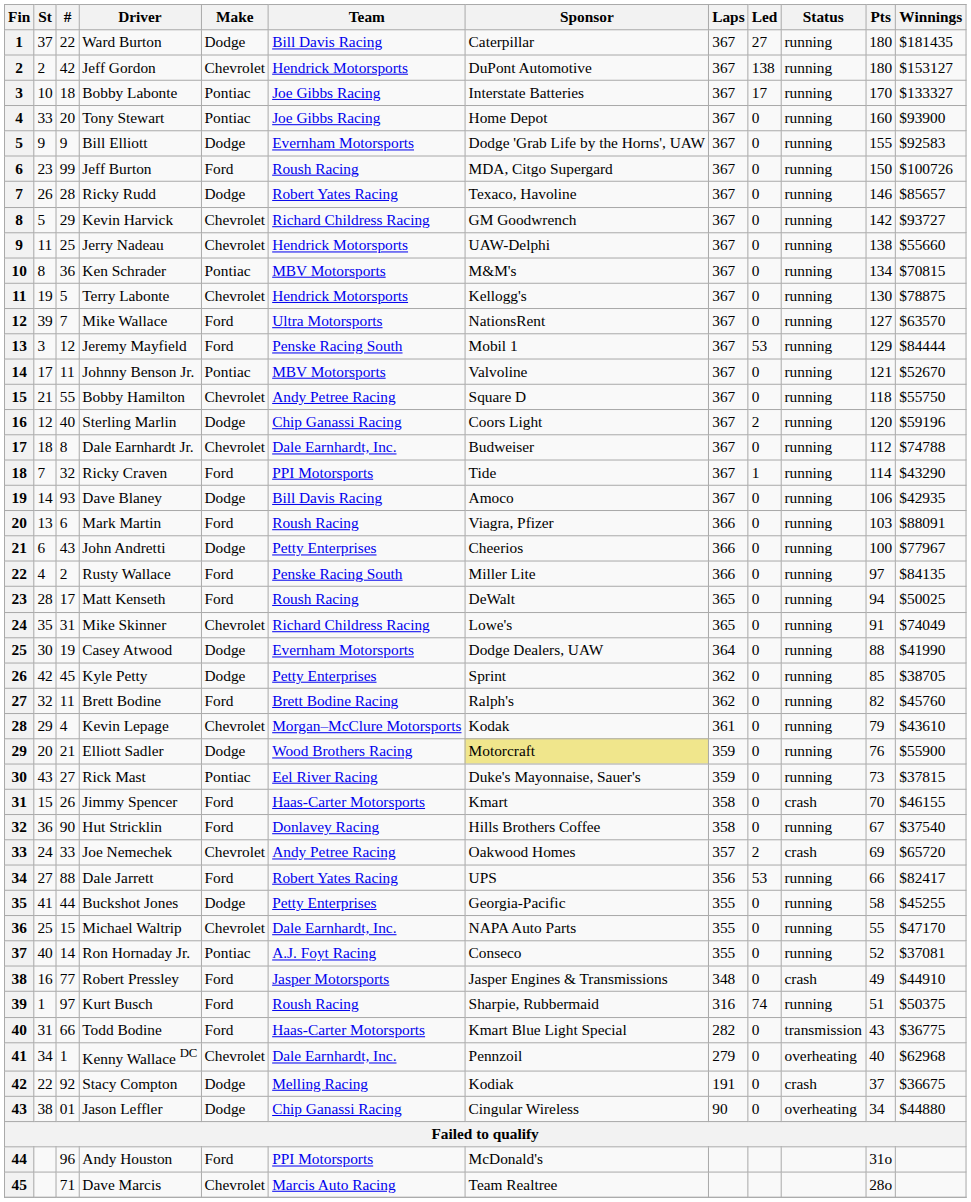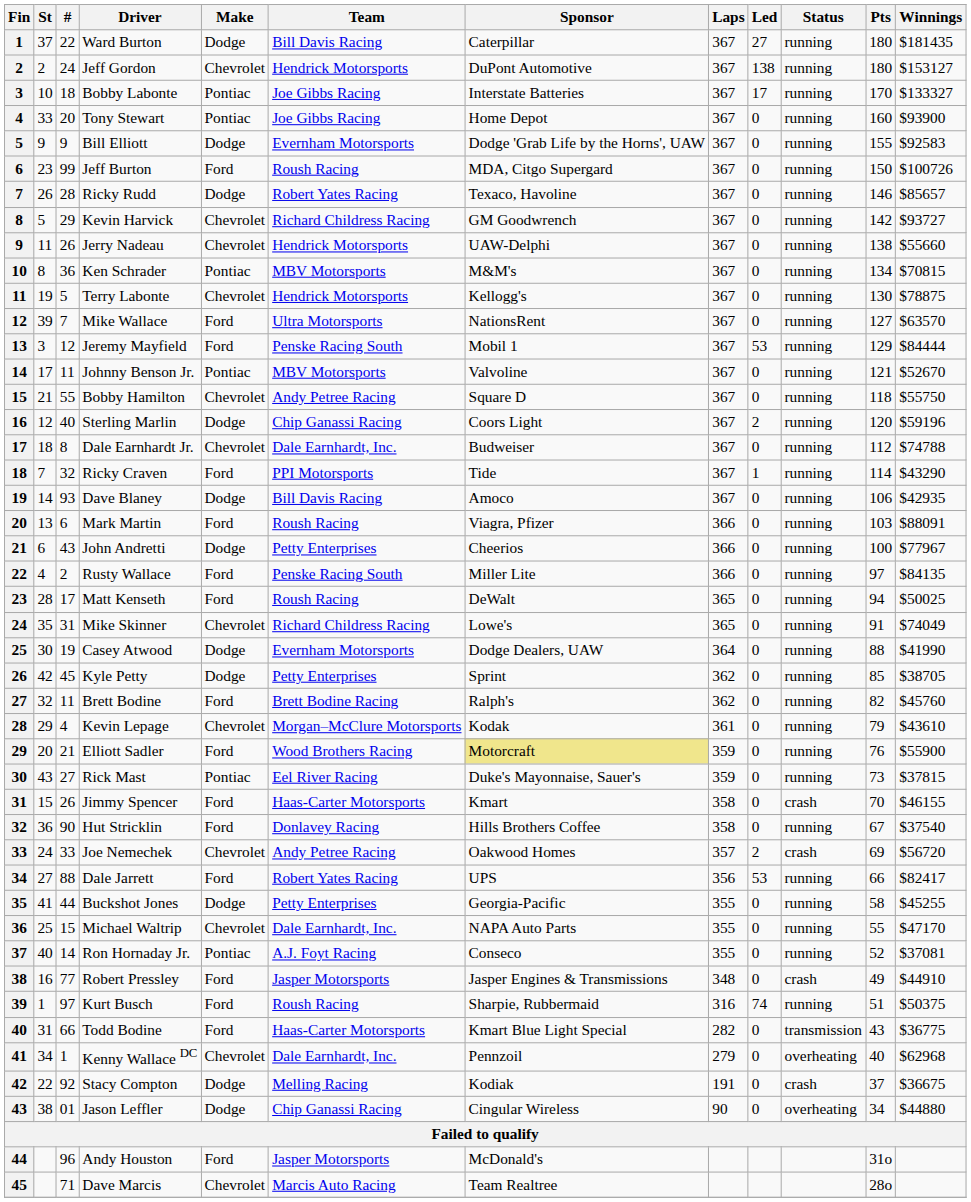(68, 67) 42 -> (68, 67) 24
(68, 245) 25 -> (68, 245) 26
(225, 751) Dodge -> (219, 751) Ford
(922, 852) $65720 -> (922, 852) $56720
(323, 1159) PPI Motorsports -> (331, 1159) Jasper Motorsports
